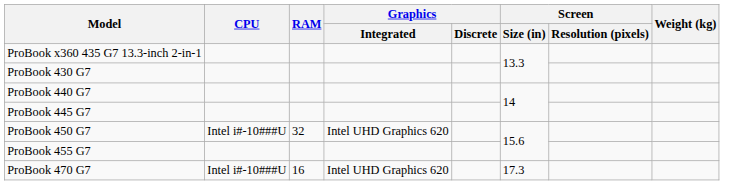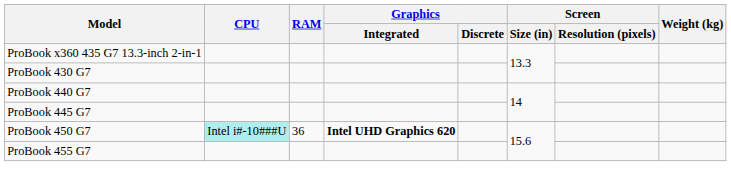(247, 131) no background -> (247, 131) paleturquoise background
(298, 131) 32 -> (298, 131) 36
(388, 131) normal -> (391, 131) bold
- row: (49, 170)
